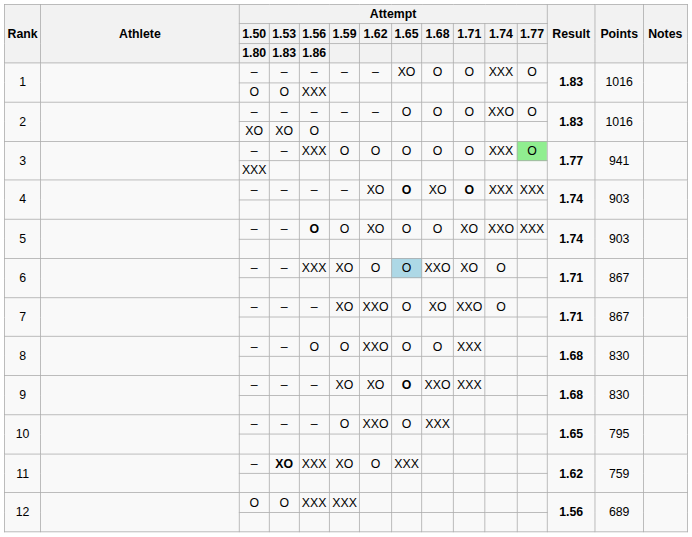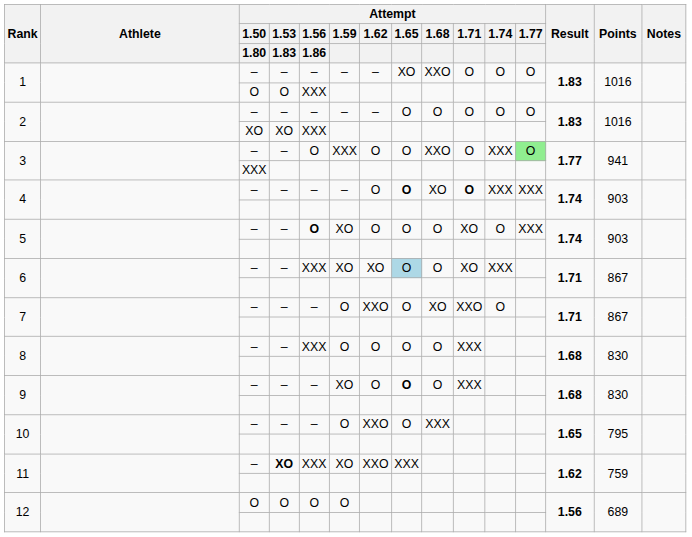(438, 72) O -> (438, 72) XXO
(501, 72) XXX -> (500, 72) O
(501, 111) XXO -> (500, 111) O
(314, 131) O -> (314, 131) XXX
(314, 151) XXX -> (314, 151) O
(345, 151) O -> (345, 151) XXX
(438, 151) O -> (438, 151) XXO
(376, 190) XO -> (376, 190) O
(345, 229) O -> (345, 229) XO
(376, 229) XO -> (376, 229) O
(501, 229) XXO -> (500, 229) O
(376, 268) O -> (376, 268) XO
(438, 268) XXO -> (438, 268) O
(501, 268) O -> (500, 268) XXX
(345, 307) XO -> (345, 307) O
(314, 346) O -> (314, 346) XXX
(376, 346) XXO -> (376, 346) O
(376, 385) XO -> (376, 385) O
(438, 385) XXO -> (438, 385) O
(376, 463) O -> (376, 463) XXO
(314, 502) XXX -> (314, 502) O
(345, 502) XXX -> (345, 502) O
